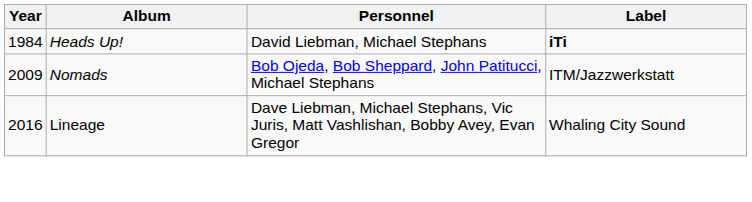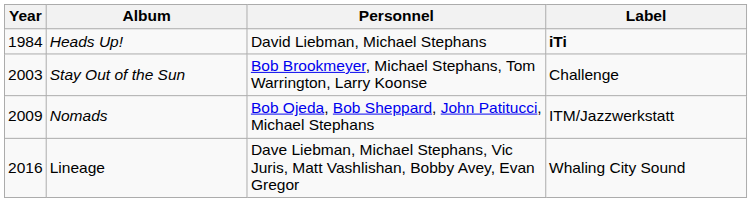+ row: (117, 74)
